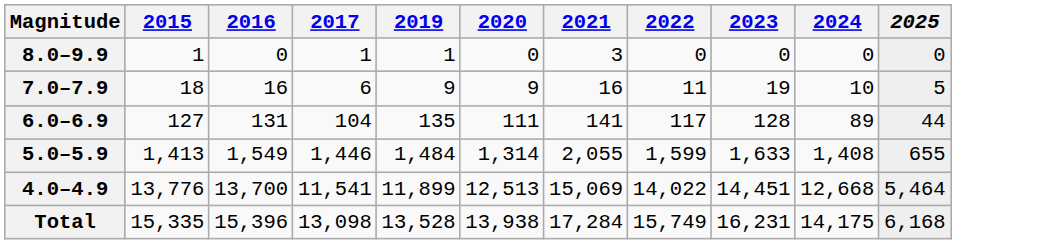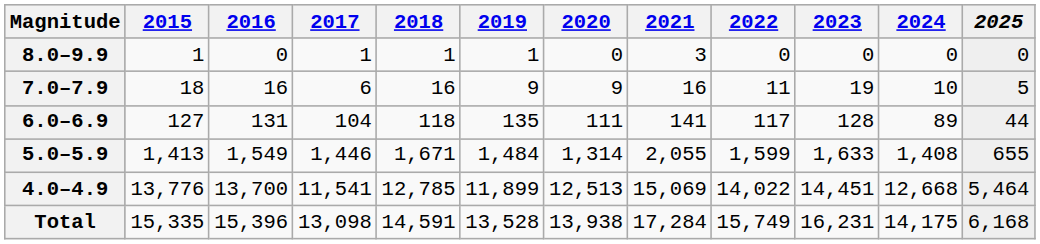+ column: (419, 22)
